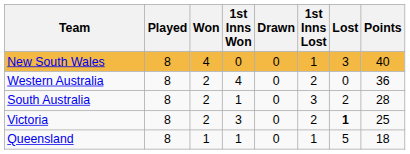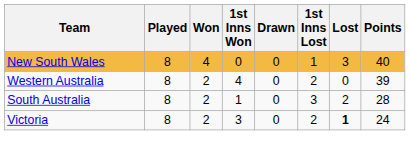(383, 81) 36 -> (383, 81) 39
(383, 120) 25 -> (383, 120) 24
- row: (40, 139)
